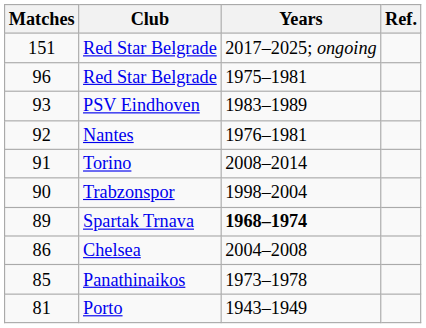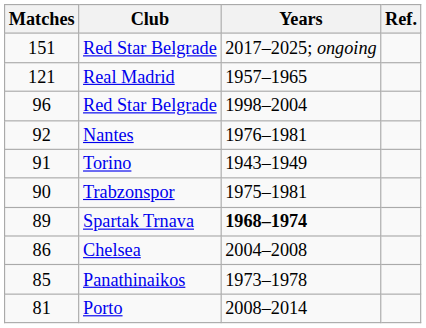+ row: (42, 76)
(266, 76) 1975–1981 -> (266, 105) 1998–2004
- row: (42, 105)
(266, 163) 2008–2014 -> (266, 163) 1943–1949
(266, 192) 1998–2004 -> (266, 192) 1975–1981
(266, 308) 1943–1949 -> (266, 308) 2008–2014
